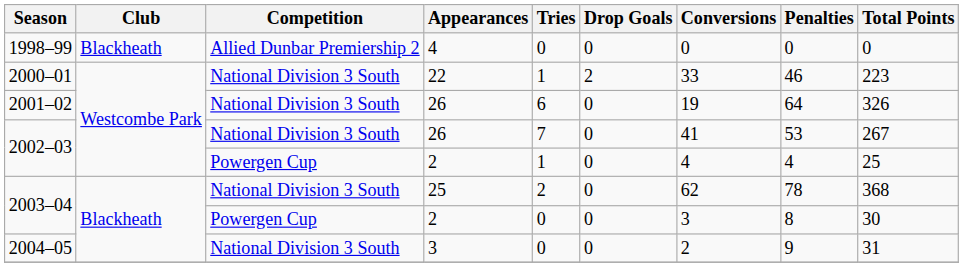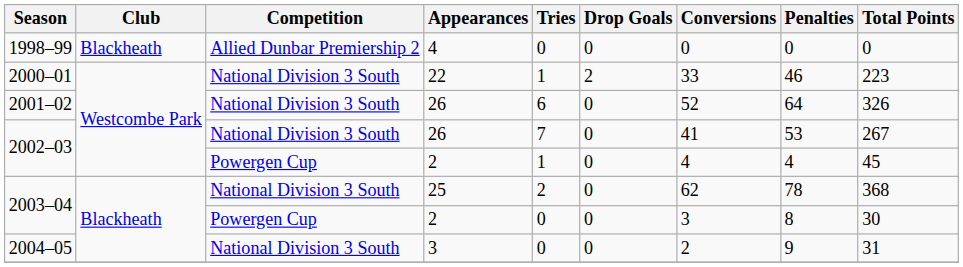(690, 104) 19 -> (690, 104) 52
(871, 162) 25 -> (871, 162) 45
